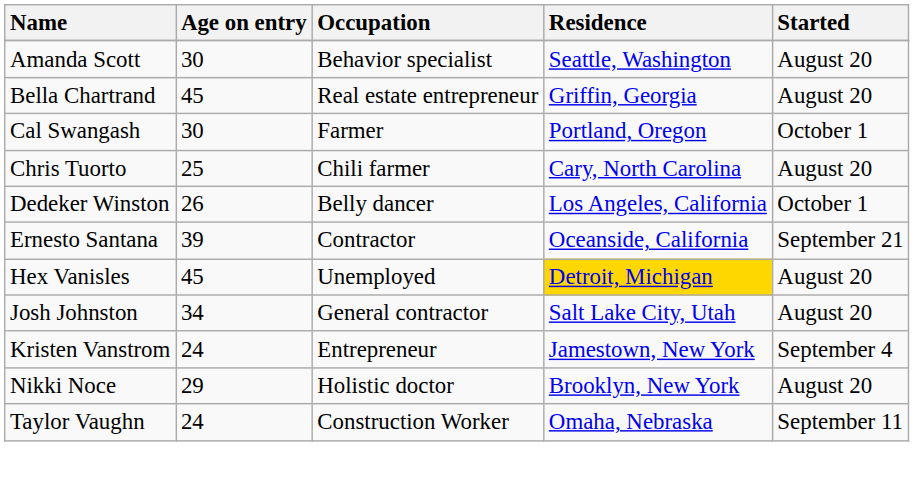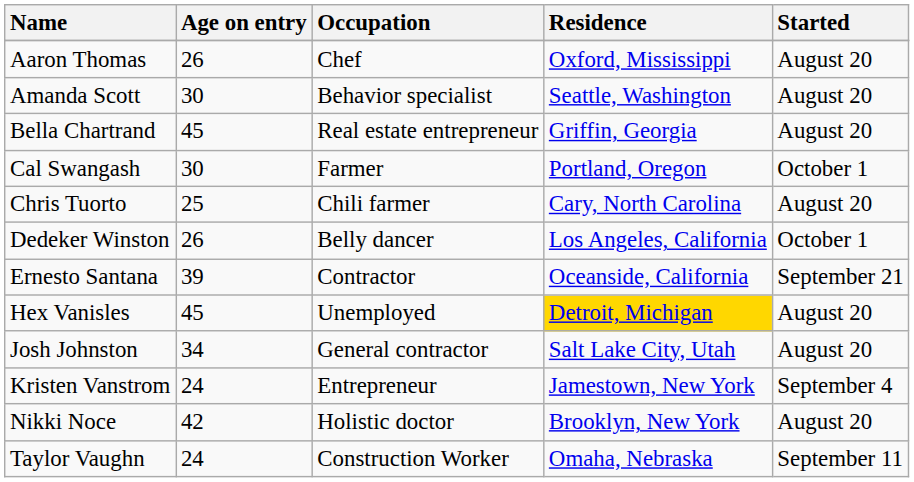+ row: (78, 58)
(192, 385) 29 -> (192, 421) 42
